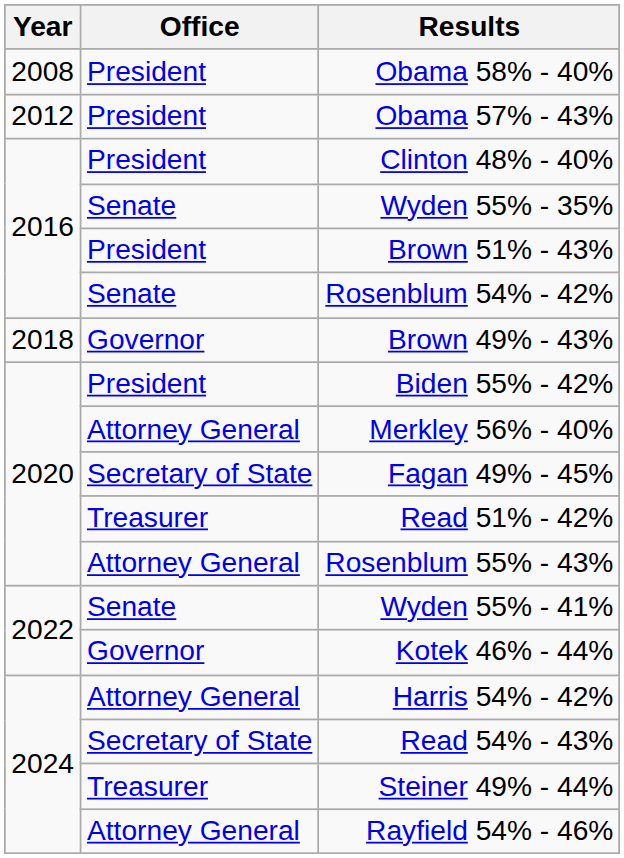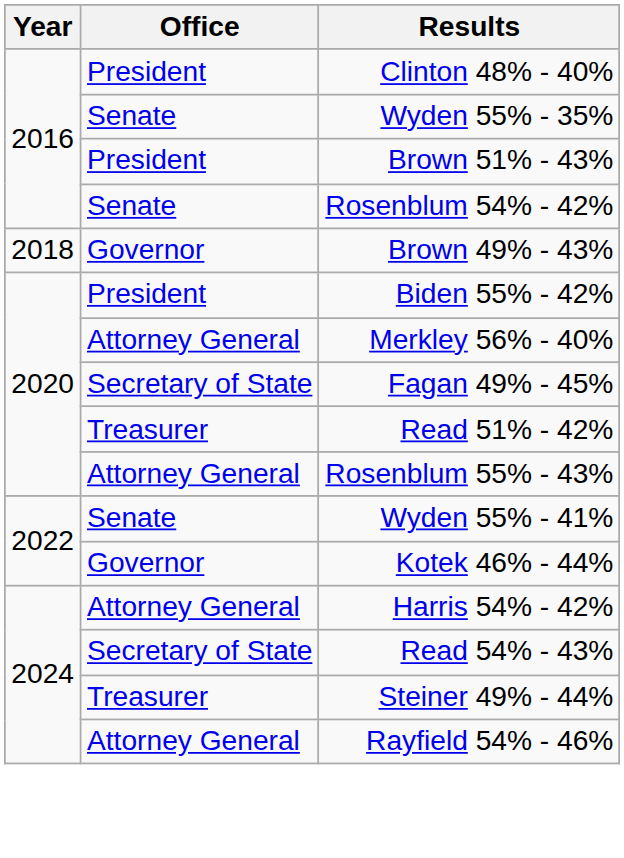- row: (494, 71)
- row: (494, 116)
